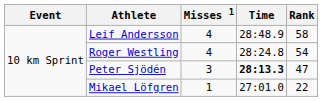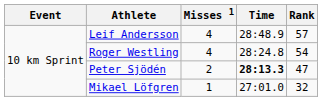(302, 34) 58 -> (302, 34) 57
(209, 69) 3 -> (209, 69) 2
(302, 87) 22 -> (302, 87) 32
